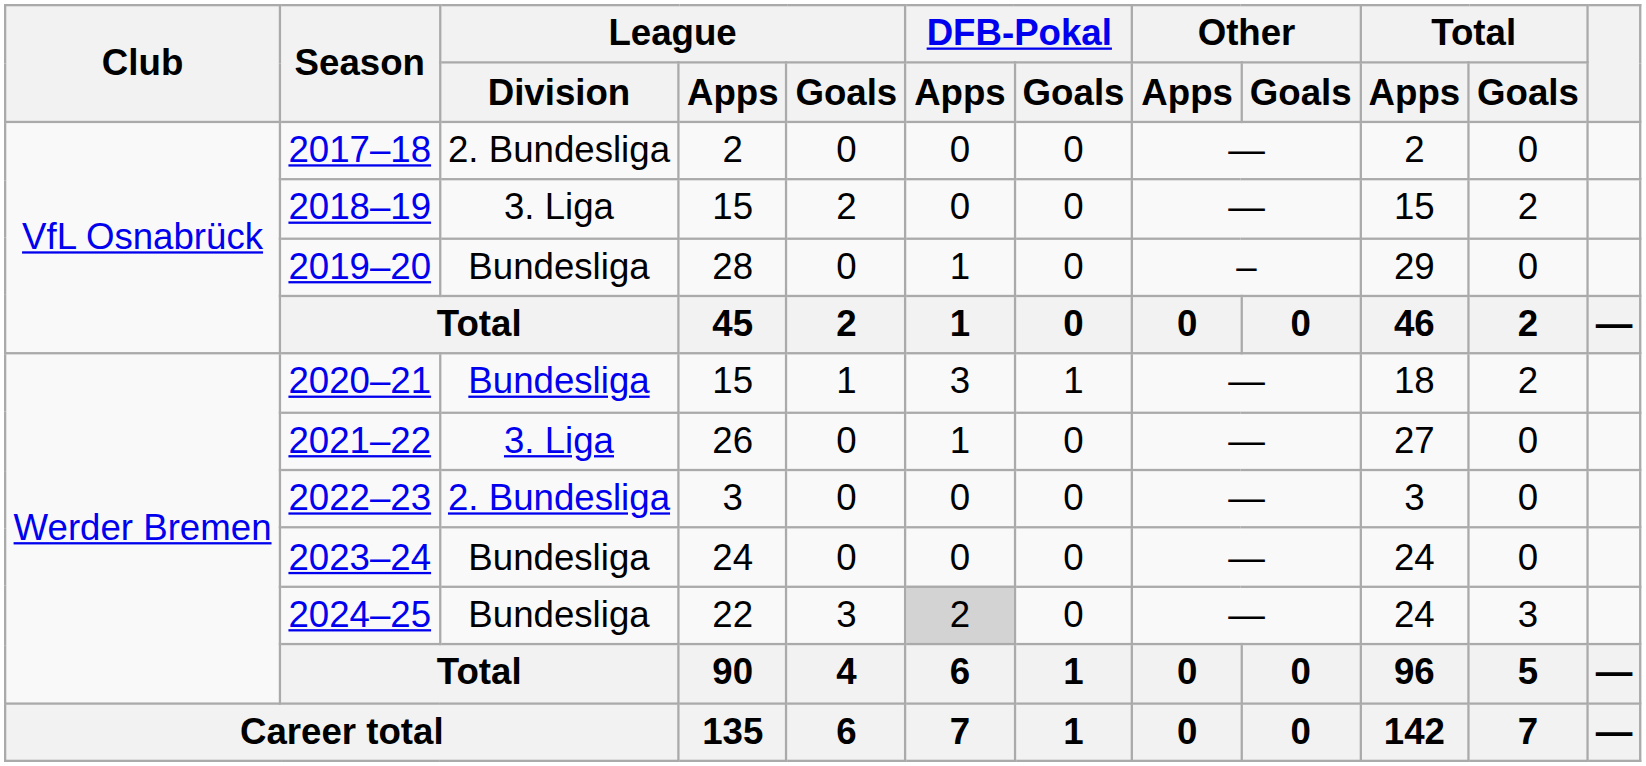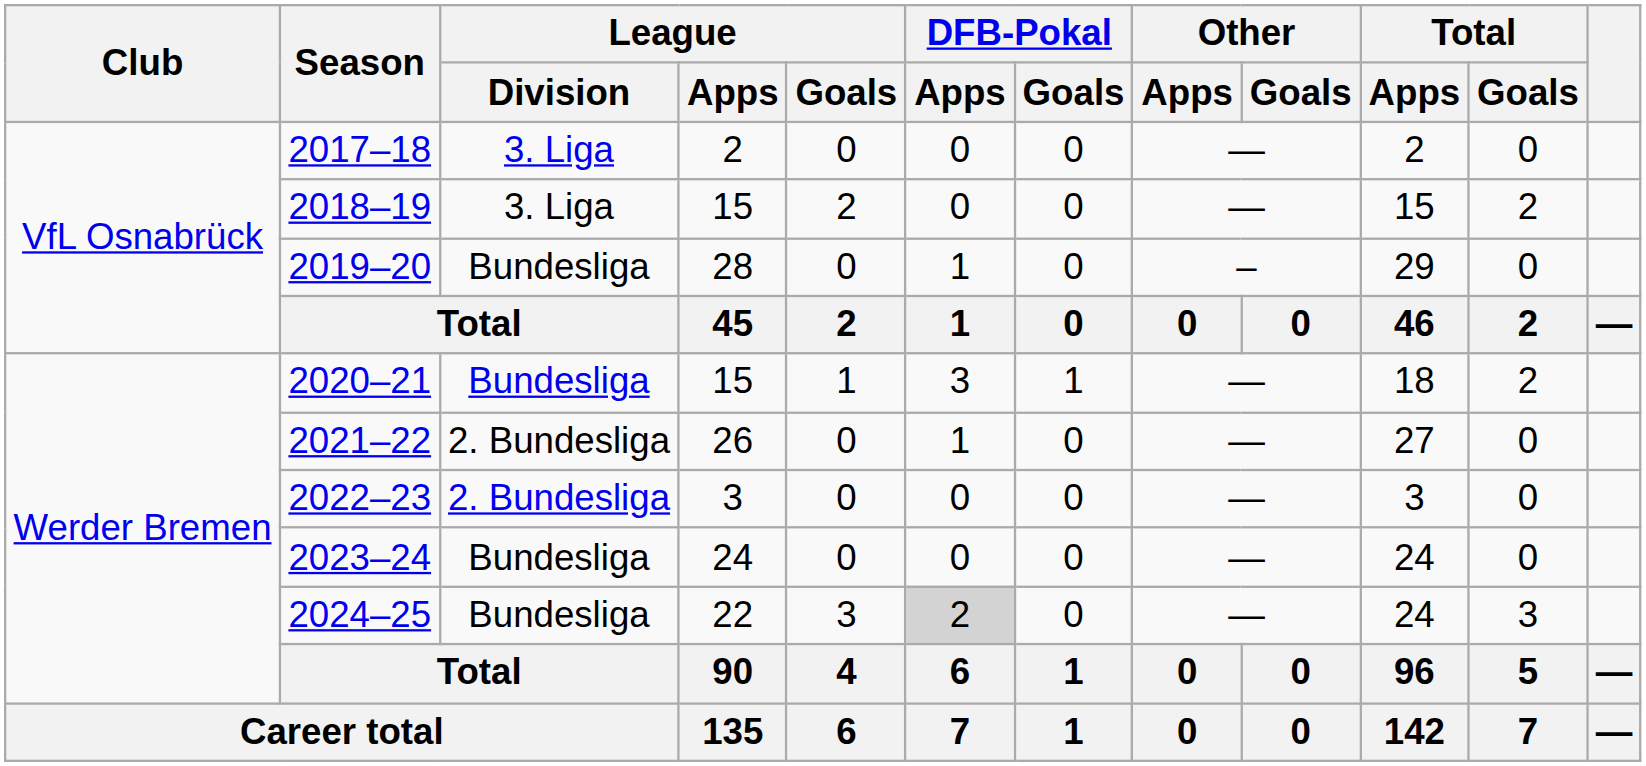(559, 149) 2. Bundesliga -> (559, 149) 3. Liga
(559, 440) 3. Liga -> (559, 440) 2. Bundesliga
